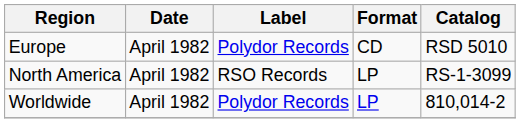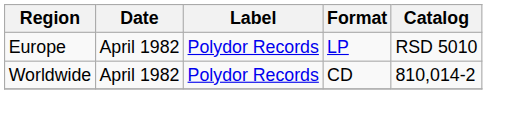(370, 46) CD -> (338, 46) LP
- row: (65, 74)
(368, 103) LP -> (340, 74) CD
